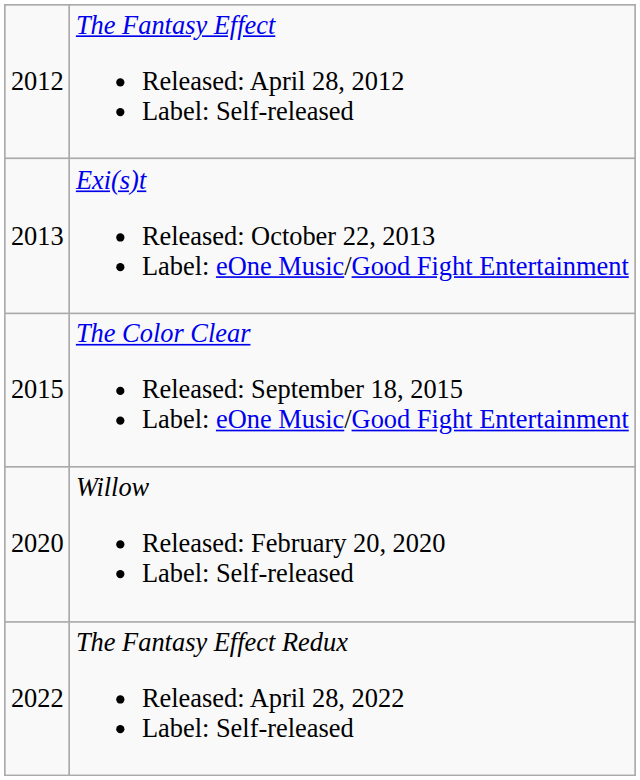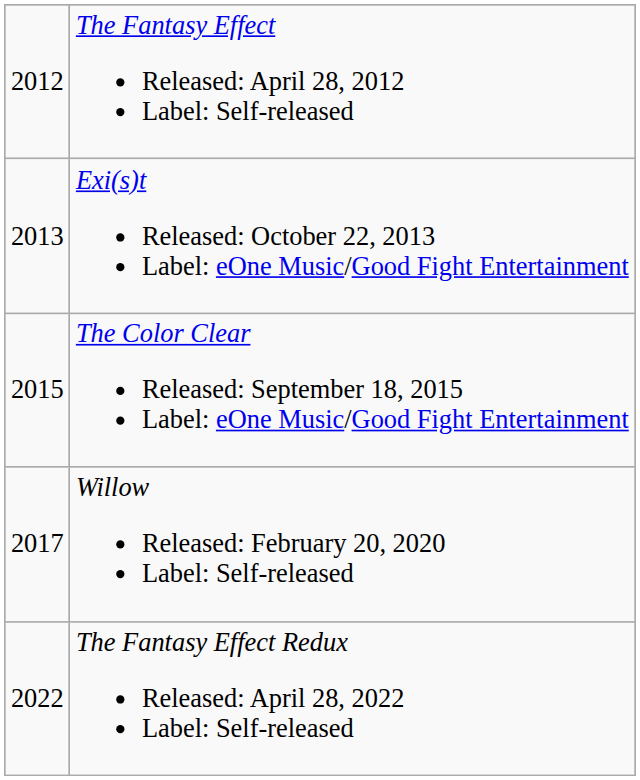(37, 543) 2020 -> (37, 543) 2017
